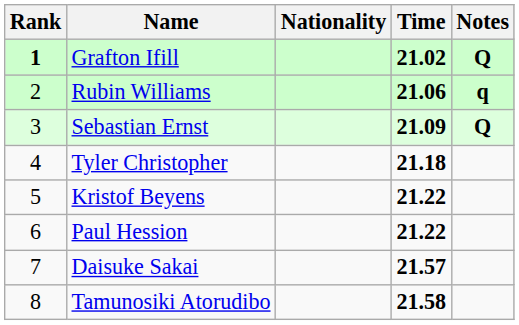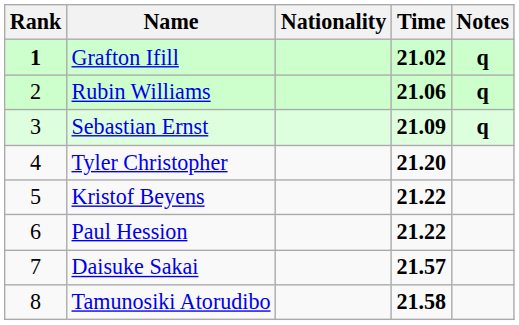(483, 57) Q -> (483, 57) q
(483, 127) Q -> (483, 127) q
(421, 162) 21.18 -> (421, 162) 21.20
